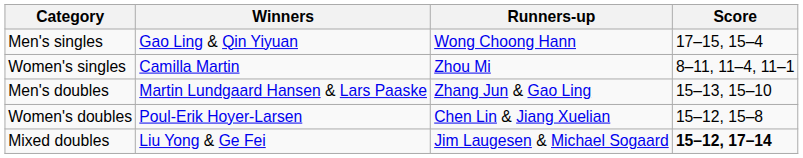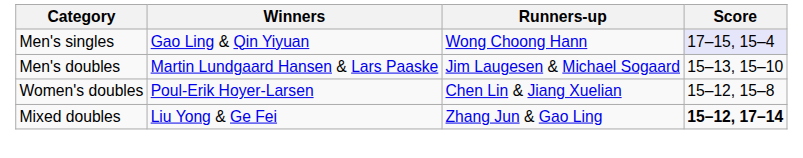(720, 41) no background -> (731, 41) lavender background
- row: (67, 66)
(513, 91) Zhang Jun & Gao Ling -> (563, 66) Jim Laugesen & Michael Sogaard
(551, 141) Jim Laugesen & Michael Sogaard -> (524, 116) Zhang Jun & Gao Ling
